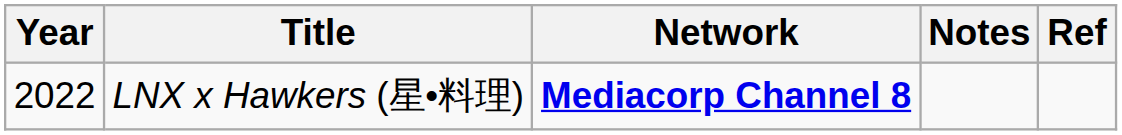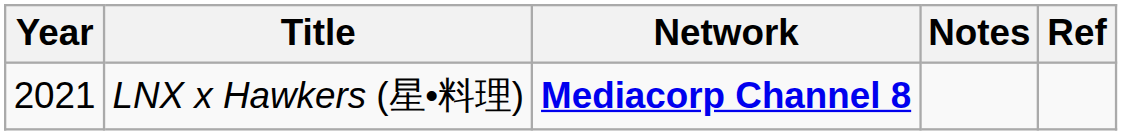(55, 95) 2022 -> (55, 95) 2021
